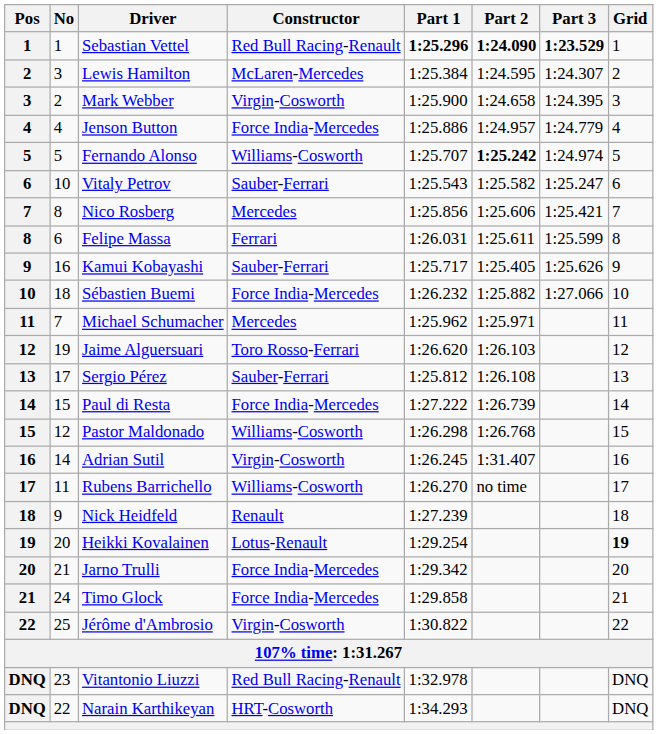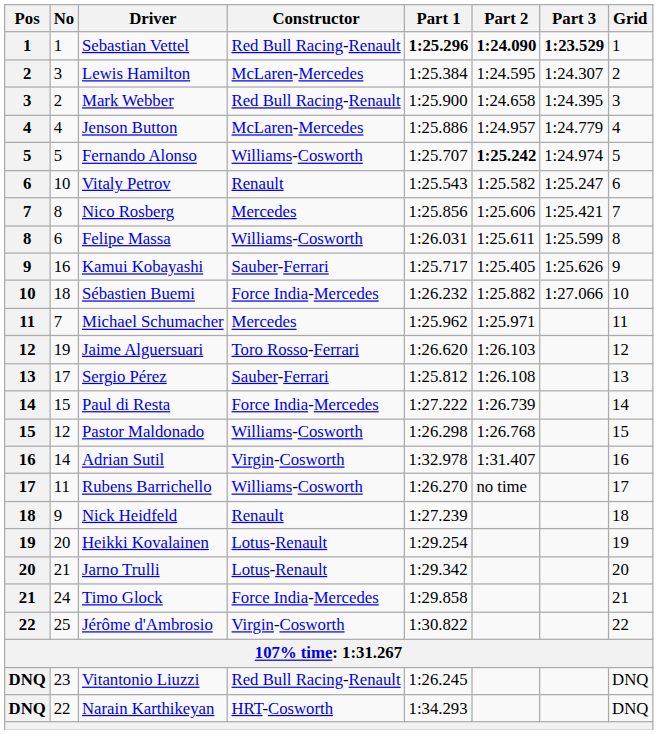(288, 100) Virgin-Cosworth -> (316, 100) Red Bull Racing-Renault
(305, 128) Force India-Mercedes -> (297, 128) McLaren-Mercedes
(280, 183) Sauber-Ferrari -> (258, 183) Renault
(254, 238) Ferrari -> (297, 238) Williams-Cosworth
(438, 459) 1:26.245 -> (438, 459) 1:32.978
(620, 542) bold -> (620, 542) normal
(305, 569) Force India-Mercedes -> (279, 569) Lotus-Renault
(438, 680) 1:32.978 -> (438, 680) 1:26.245
